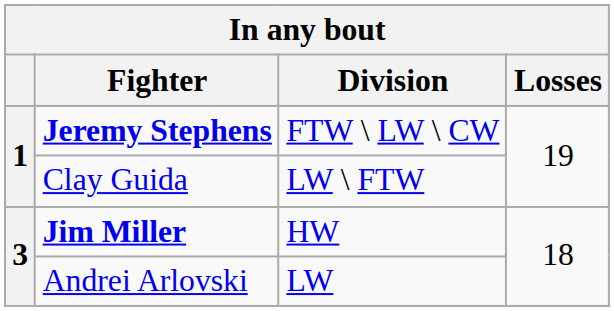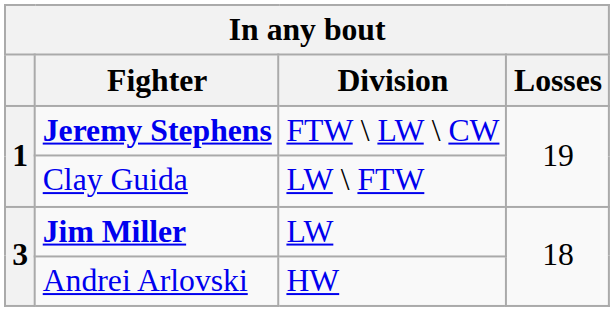(313, 230) HW -> (310, 230) LW
(310, 280) LW -> (313, 280) HW
